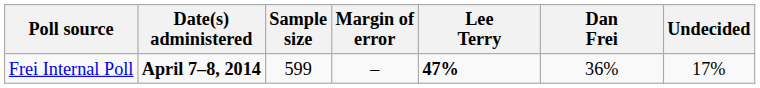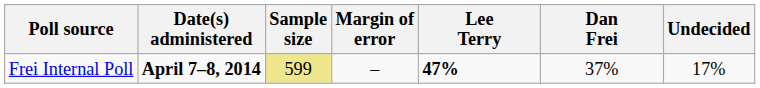(298, 68) no background -> (298, 68) khaki background
(602, 68) 36% -> (602, 68) 37%
